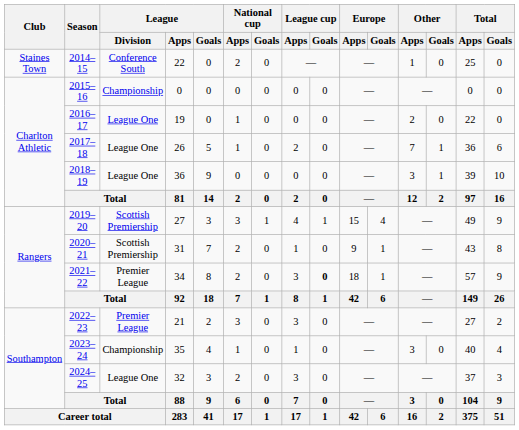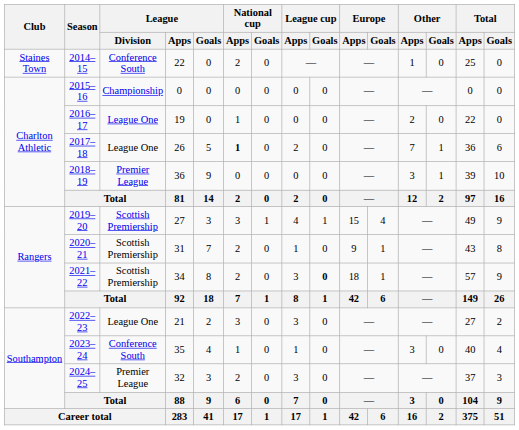(238, 147) normal -> (238, 147) bold
(133, 176) League One -> (133, 176) Premier League
(133, 277) Premier League -> (133, 277) Scottish Premiership
(133, 321) Premier League -> (133, 321) League One
(133, 350) Championship -> (133, 350) Conference South
(133, 378) League One -> (133, 378) Premier League
